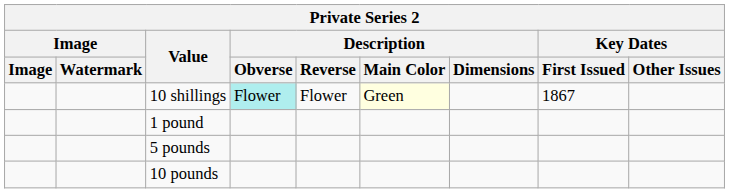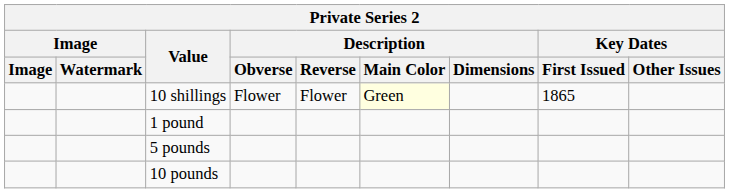(257, 95) paleturquoise background -> (257, 95) no background
(559, 95) 1867 -> (559, 95) 1865
